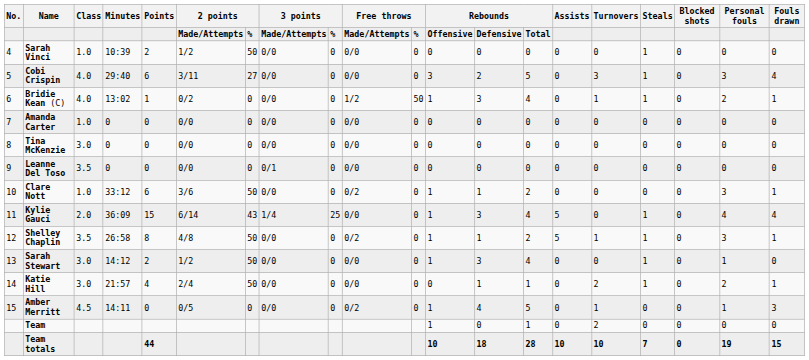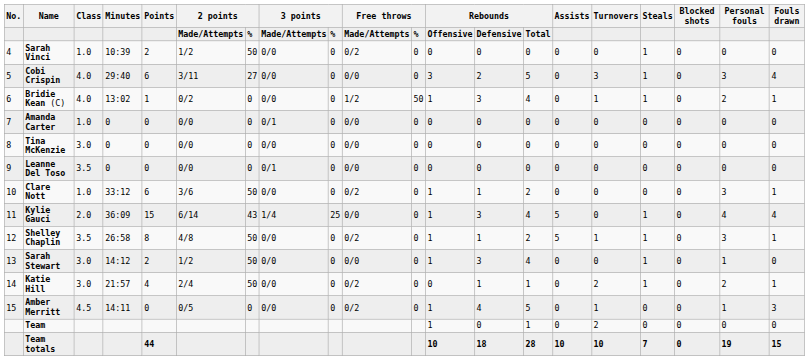(352, 53) 0/0 -> (352, 53) 0/2
(269, 122) 0/0 -> (269, 122) 0/1
(352, 284) 0/0 -> (352, 284) 0/2
